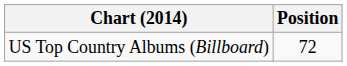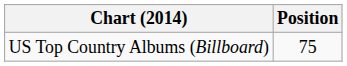(308, 46) 72 -> (308, 46) 75
